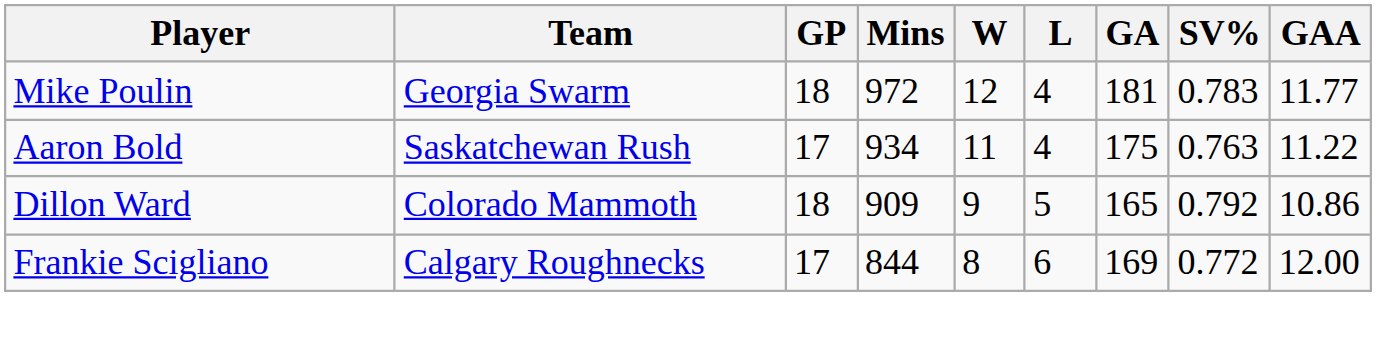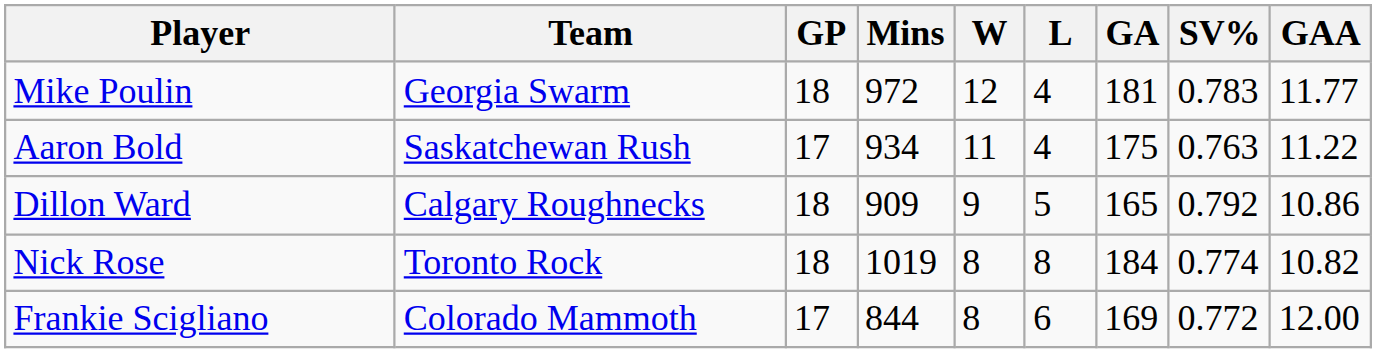(550, 204) Colorado Mammoth -> (554, 204) Calgary Roughnecks
+ row: (89, 261)
(554, 261) Calgary Roughnecks -> (550, 318) Colorado Mammoth
